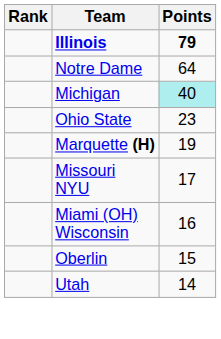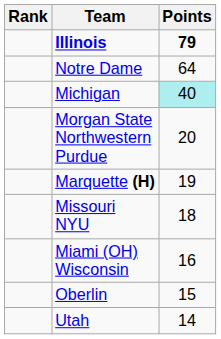- row: (93, 119)
+ row: (104, 138)
(187, 180) 17 -> (187, 216) 18
